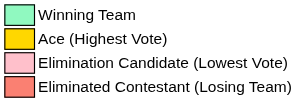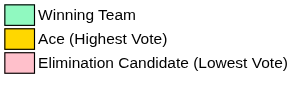- row: (165, 87)
